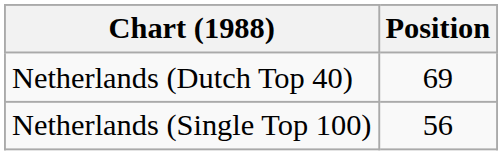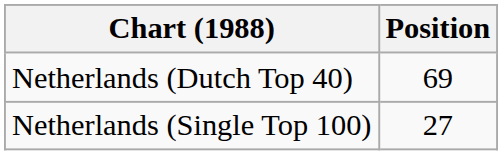(438, 125) 56 -> (438, 125) 27
